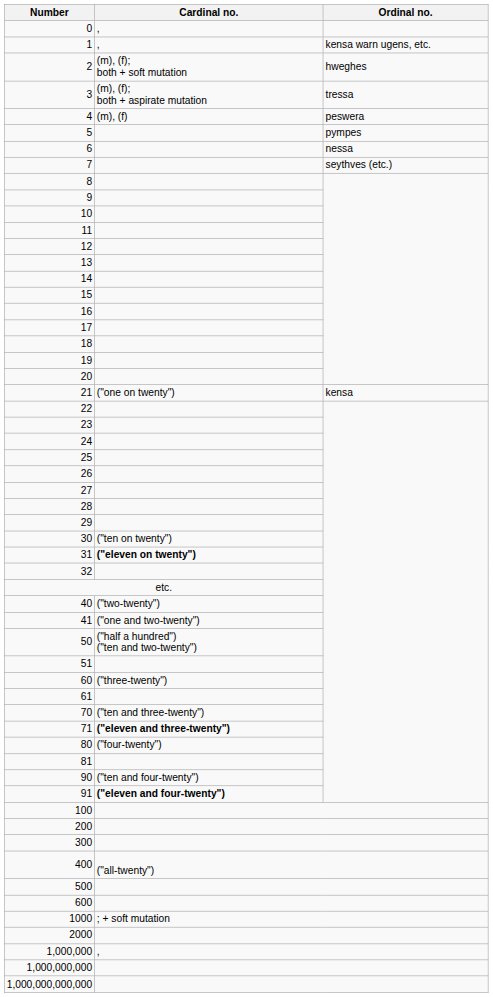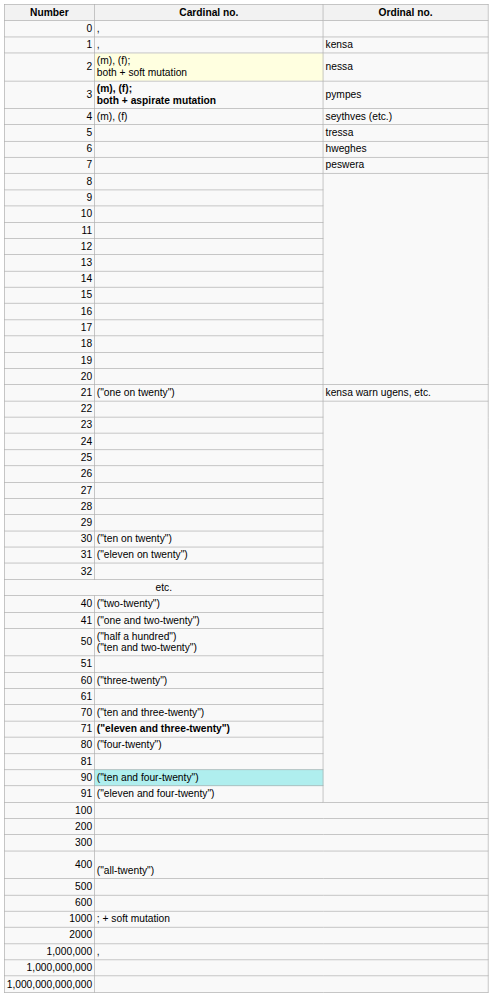(378, 45) kensa warn ugens, etc. -> (339, 45) kensa
(142, 67) no background -> (142, 67) lightyellow background
(346, 67) hweghes -> (339, 67) nessa
(152, 94) normal -> (156, 94) bold
(339, 94) tressa -> (343, 94) pympes
(345, 116) peswera -> (359, 116) seythves (etc.)
(343, 133) pympes -> (339, 133) tressa
(339, 149) nessa -> (346, 149) hweghes
(359, 165) seythves (etc.) -> (345, 165) peswera
(339, 392) kensa -> (378, 392) kensa warn ugens, etc.
(146, 555) bold -> (142, 555) normal
(148, 777) no background -> (148, 777) paleturquoise background
(161, 794) bold -> (156, 794) normal
